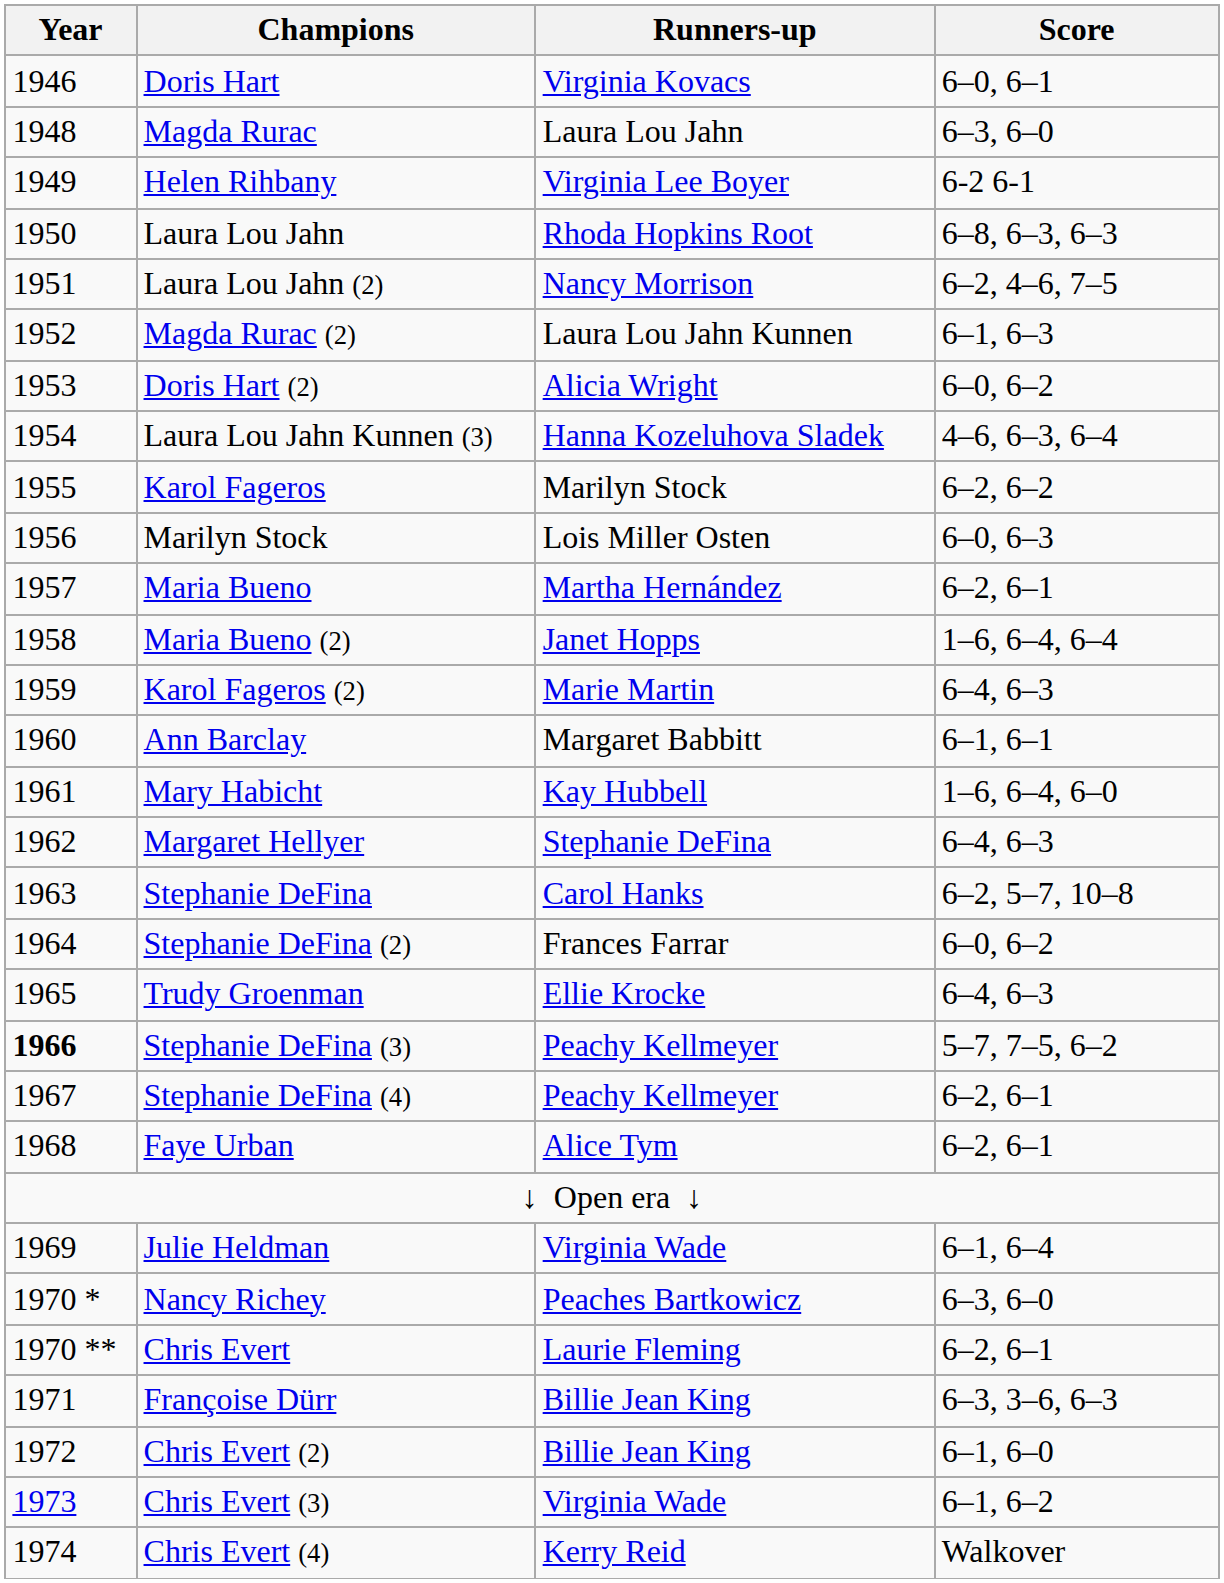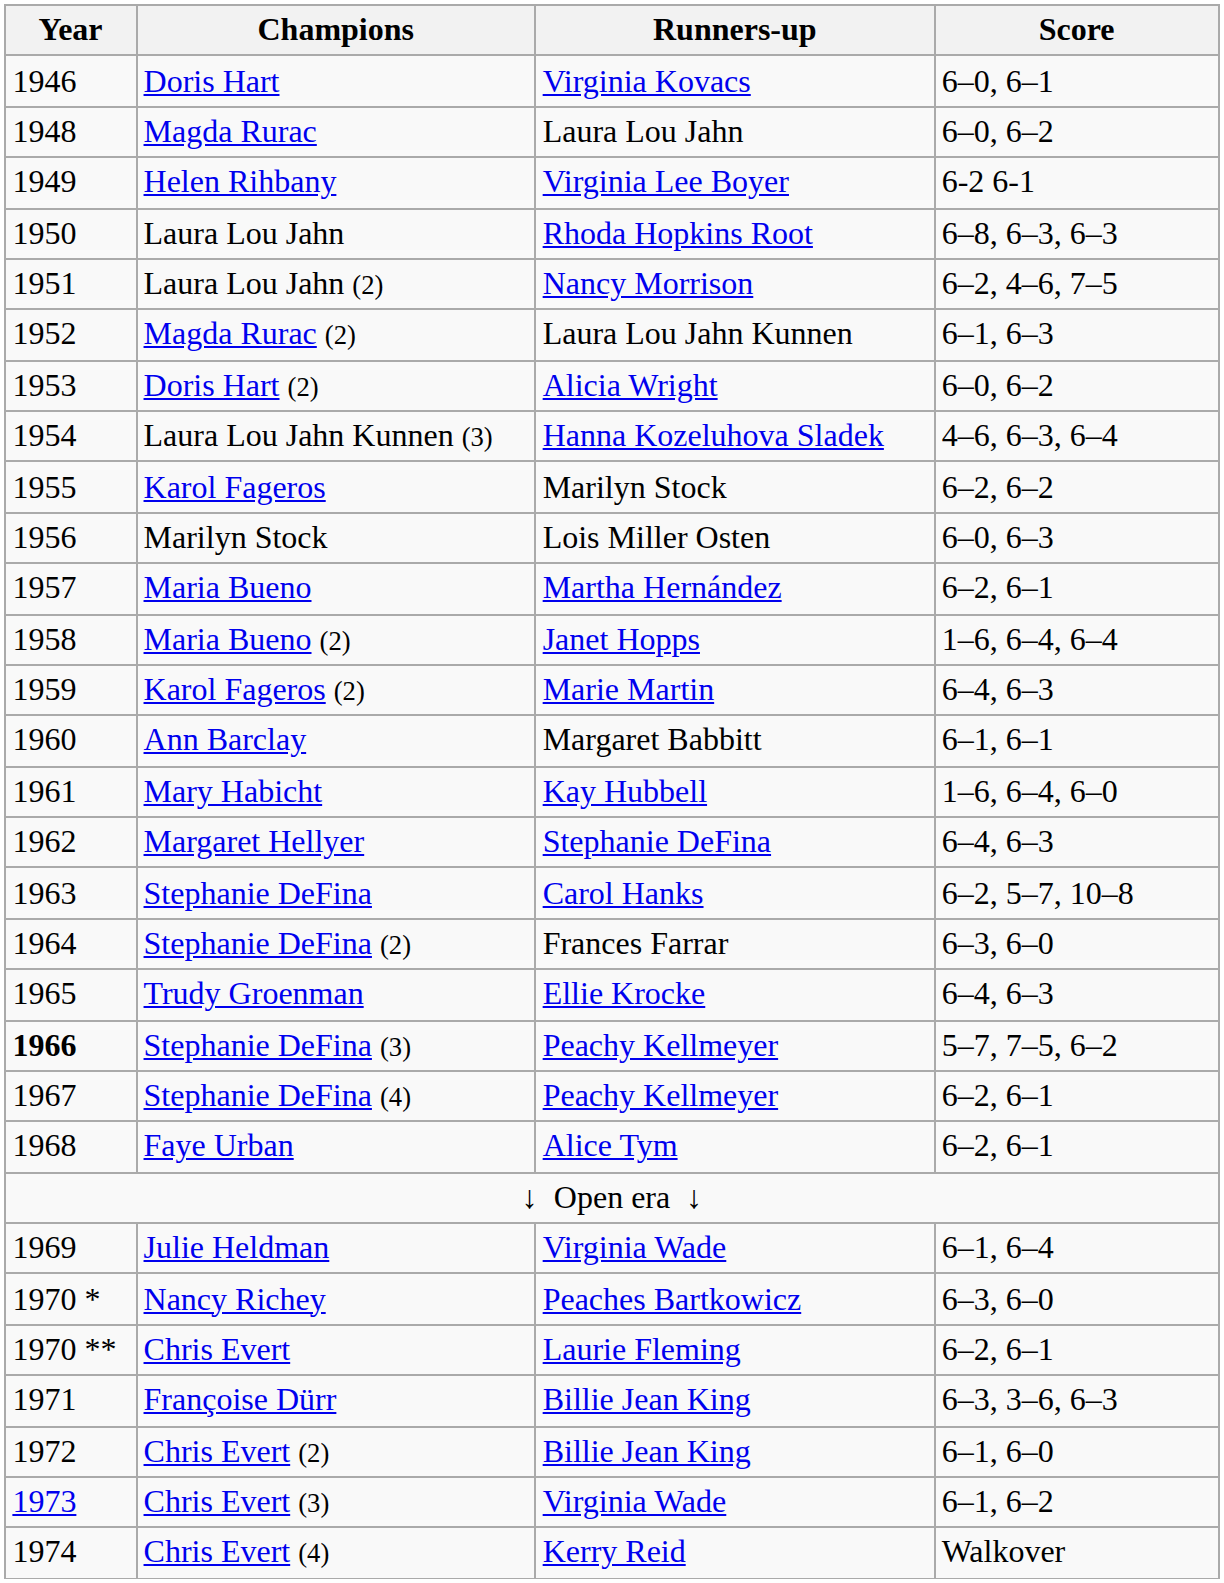(998, 131) 6–3, 6–0 -> (998, 131) 6–0, 6–2
(998, 943) 6–0, 6–2 -> (998, 943) 6–3, 6–0
